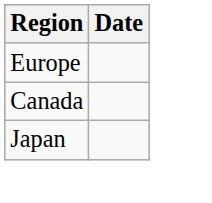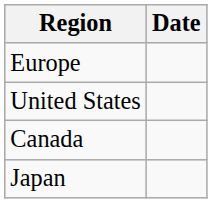+ row: (76, 100)
